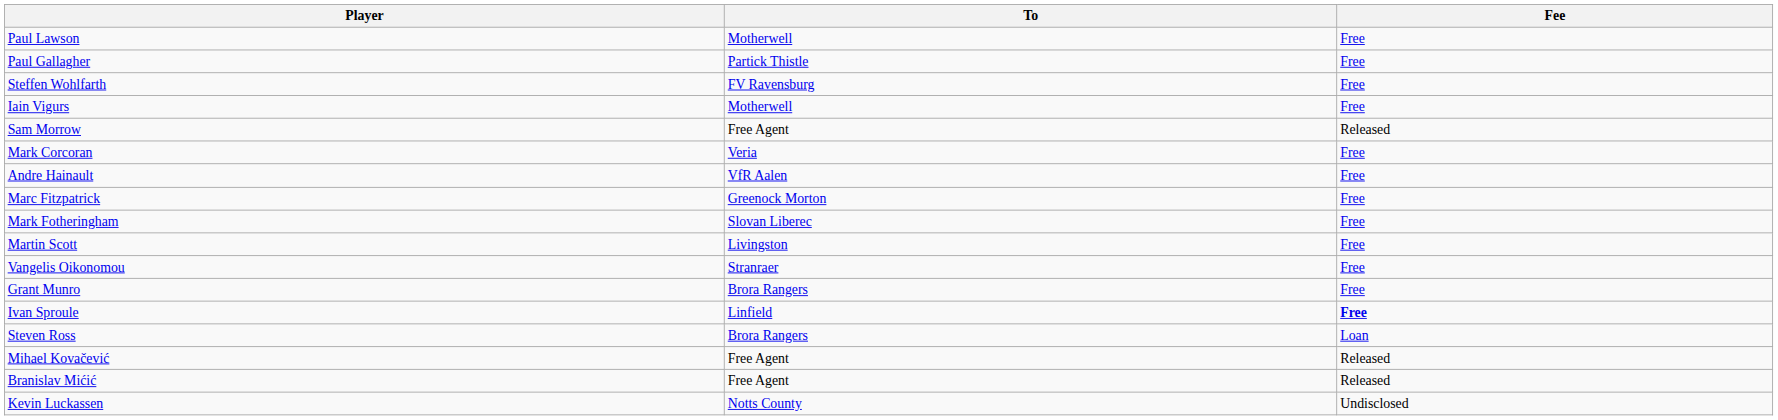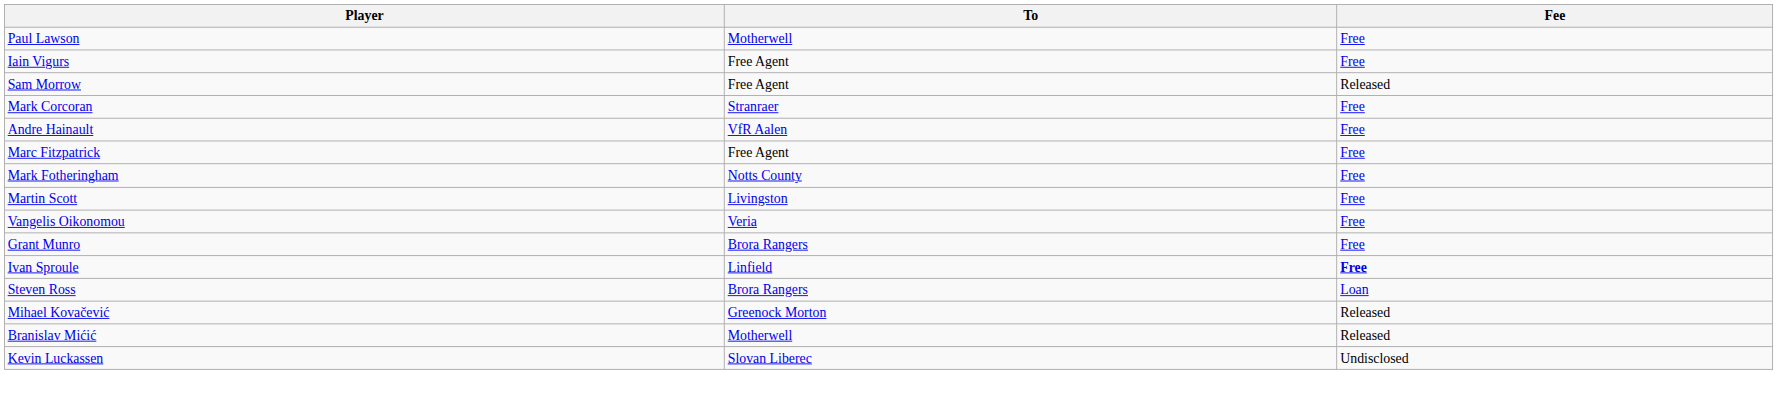- row: (49, 61)
- row: (57, 84)
(760, 107) Motherwell -> (758, 61) Free Agent
(742, 152) Veria -> (753, 107) Stranraer
(777, 198) Greenock Morton -> (758, 152) Free Agent
(770, 221) Slovan Liberec -> (765, 175) Notts County
(753, 266) Stranraer -> (742, 221) Veria
(758, 358) Free Agent -> (777, 312) Greenock Morton
(758, 381) Free Agent -> (760, 335) Motherwell
(765, 403) Notts County -> (770, 358) Slovan Liberec
